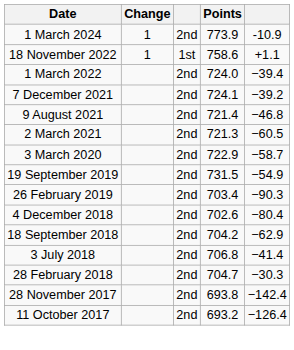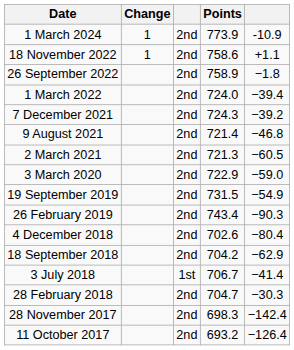(187, 54) 1st -> (187, 54) 2nd
+ row: (63, 74)
(223, 94) 724.1 -> (223, 114) 724.3
(267, 154) −58.7 -> (267, 174) −59.0
(223, 194) 703.4 -> (223, 214) 743.4
(187, 255) 2nd -> (187, 275) 1st
(223, 255) 706.8 -> (223, 275) 706.7
(223, 295) 693.8 -> (223, 315) 698.3
